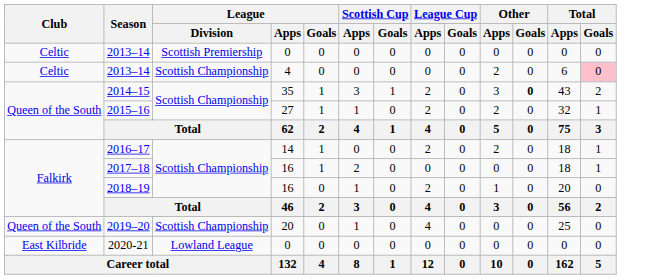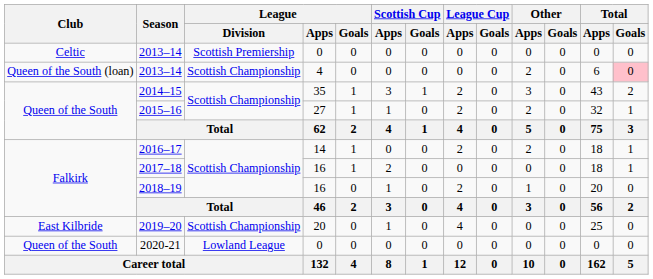(54, 71) Celtic -> (70, 71) Queen of the South (loan)
(530, 91) bold -> (562, 91) normal
(54, 226) Queen of the South -> (70, 226) East Kilbride
(54, 245) East Kilbride -> (70, 245) Queen of the South
